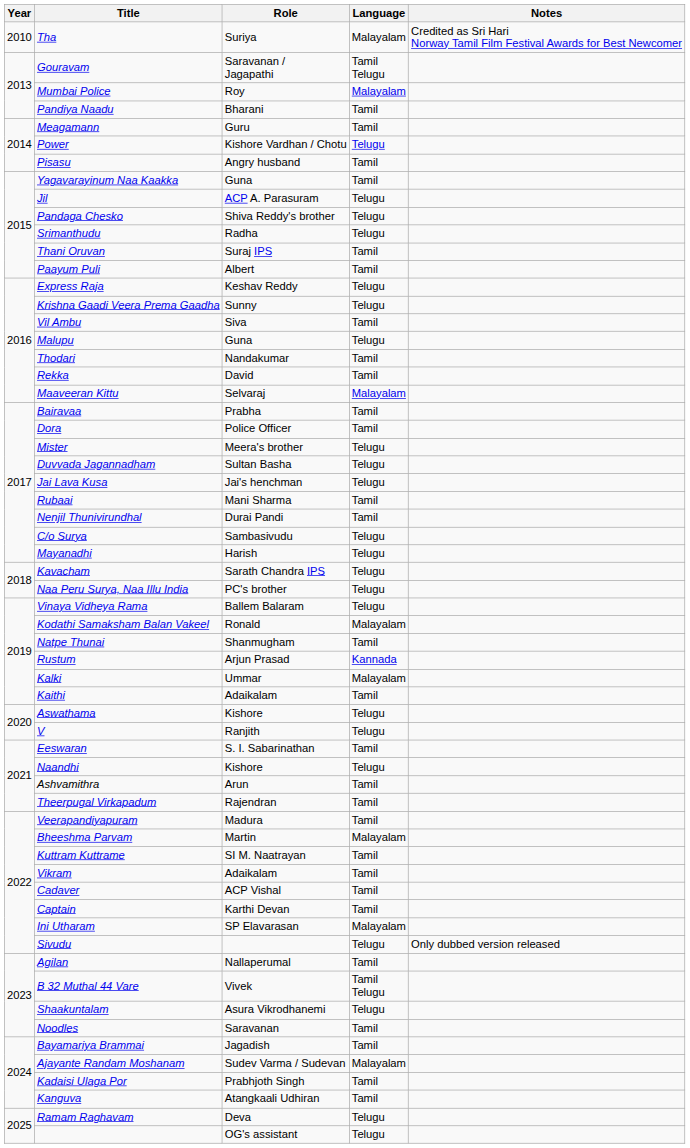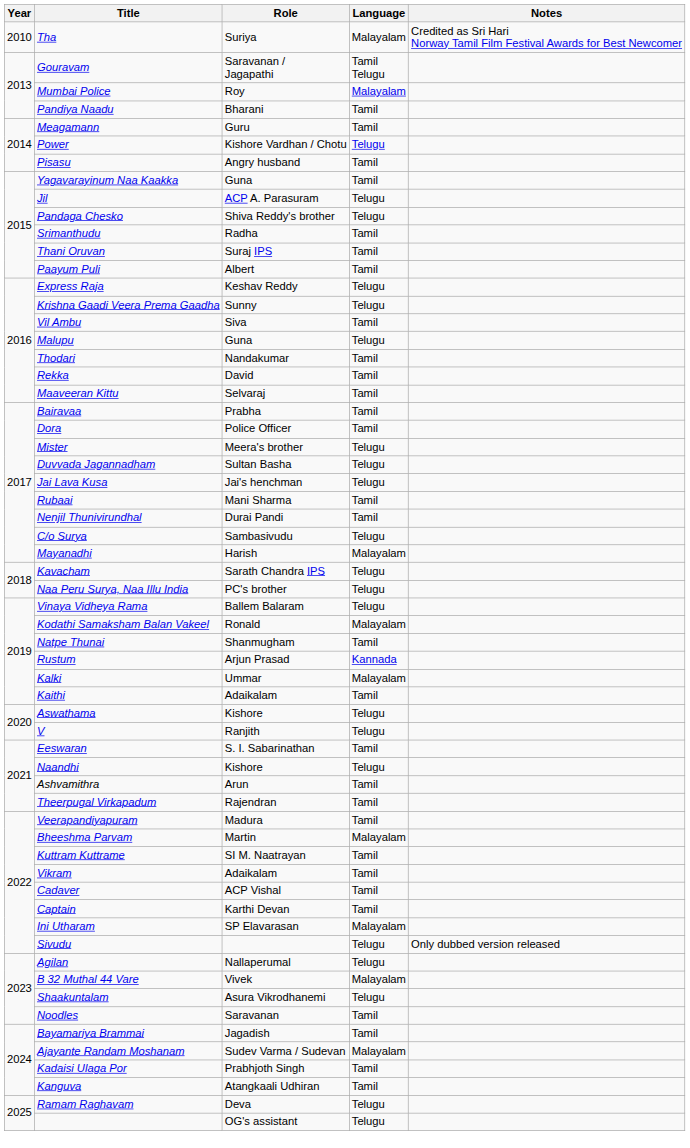(368, 233) Telugu -> (365, 233) Tamil
(379, 393) Malayalam -> (365, 393) Tamil
(368, 553) Telugu -> (379, 553) Malayalam
(365, 962) Tamil -> (368, 962) Telugu
(368, 986) Tamil Telugu -> (379, 979) Malayalam
